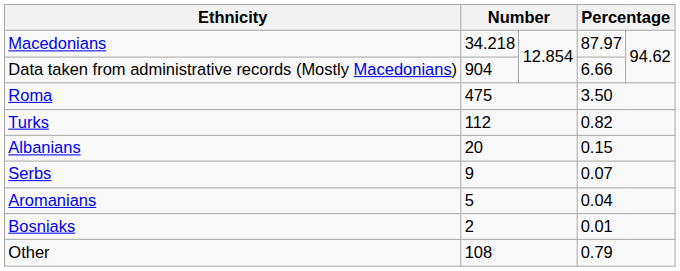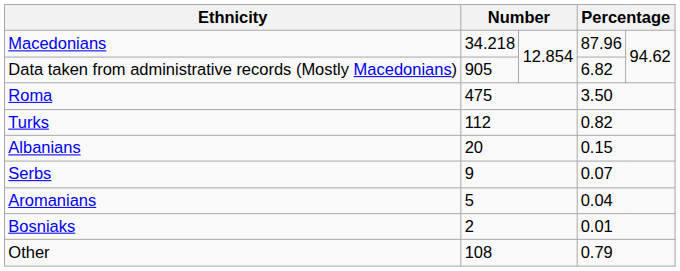(601, 43) 87.97 -> (601, 43) 87.96
(478, 69) 904 -> (478, 69) 905
(597, 69) 6.66 -> (597, 69) 6.82
